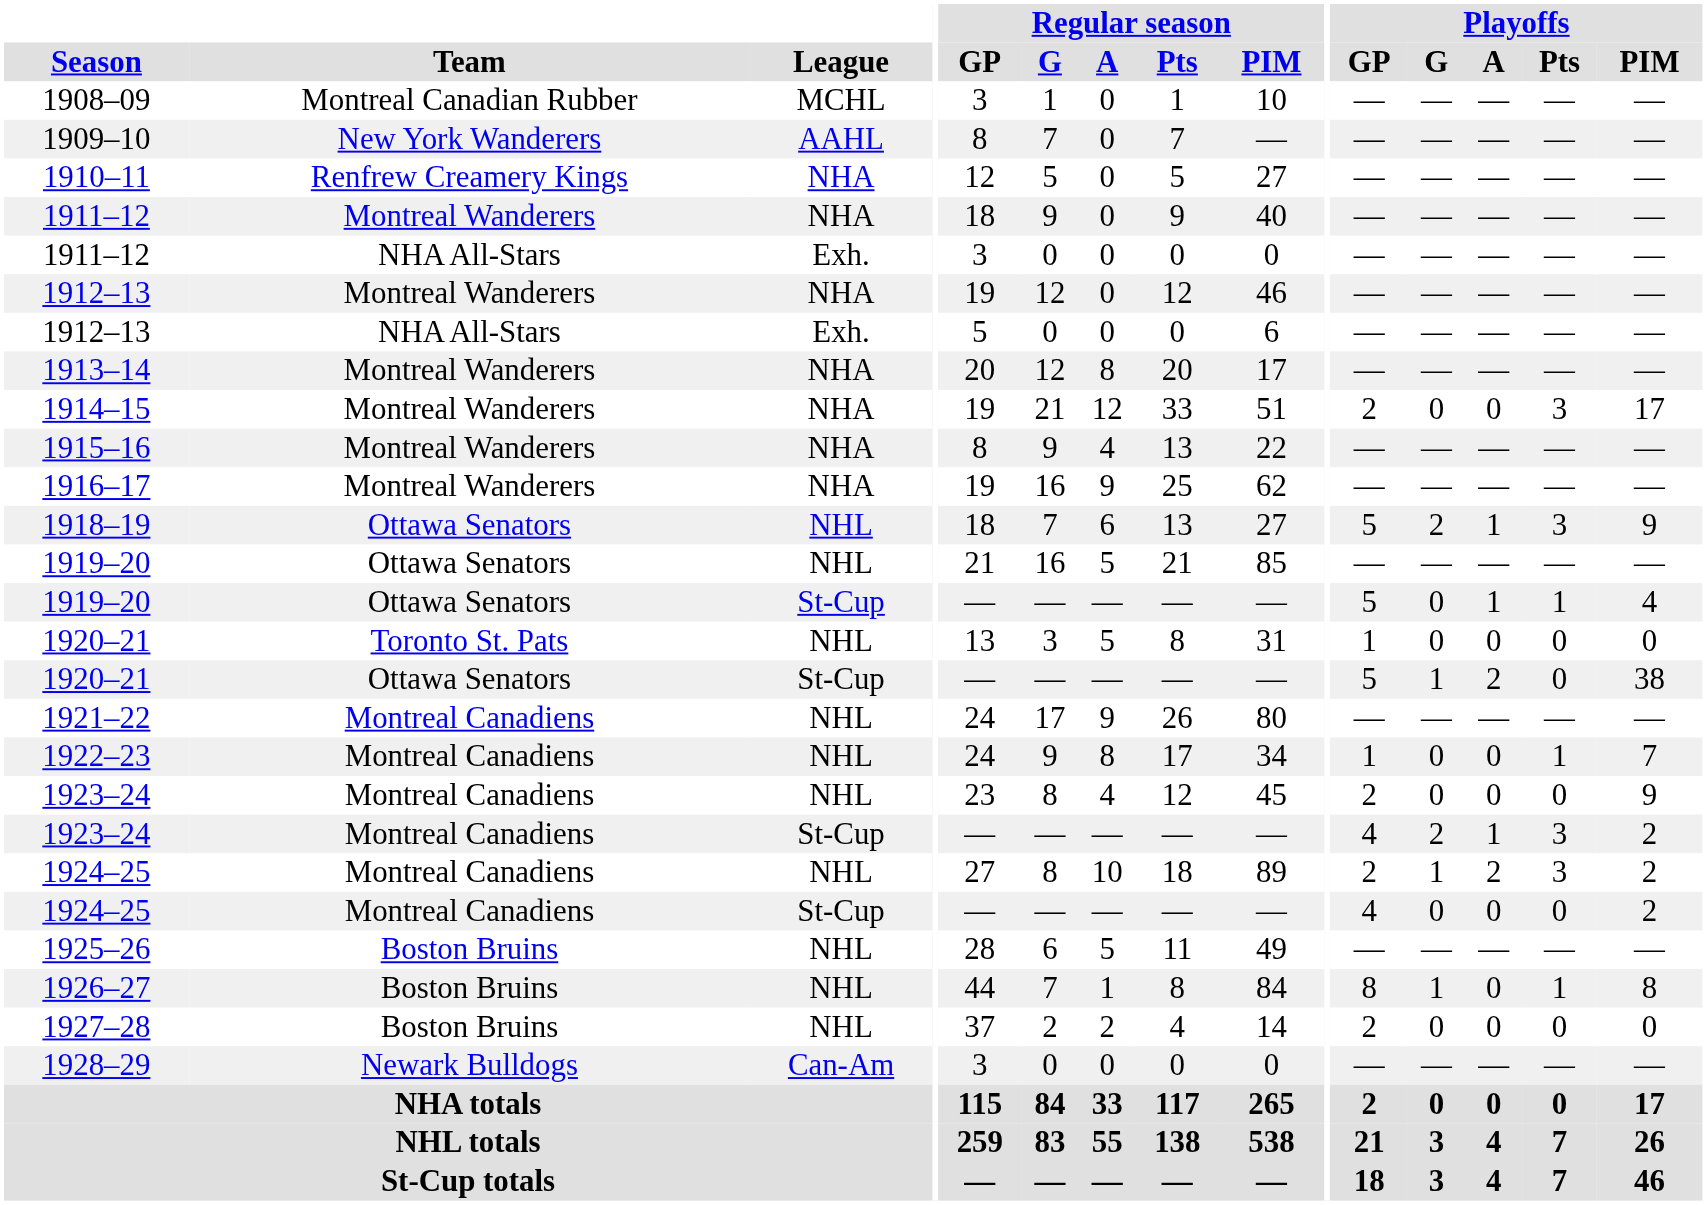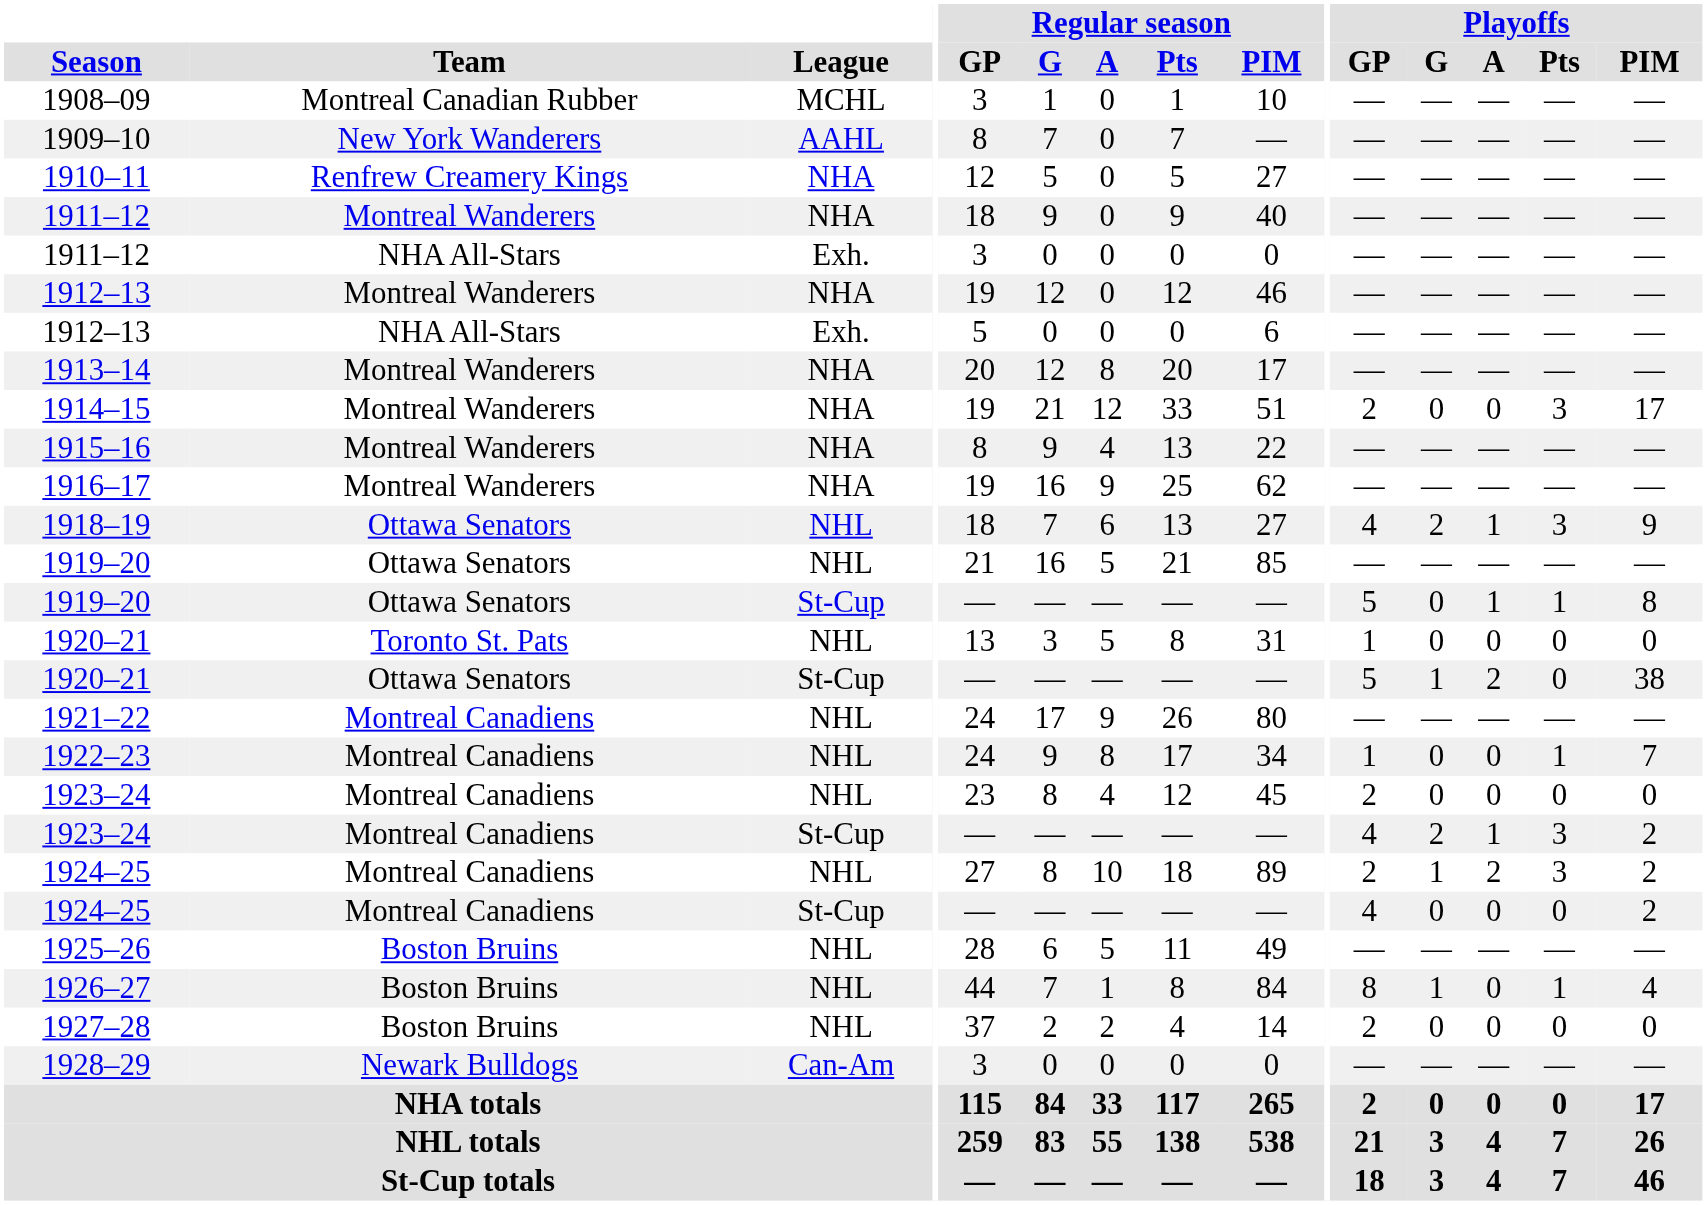(1369, 524) 5 -> (1369, 524) 4
(1650, 601) 4 -> (1650, 601) 8
(1650, 794) 9 -> (1650, 794) 0
(1650, 987) 8 -> (1650, 987) 4
